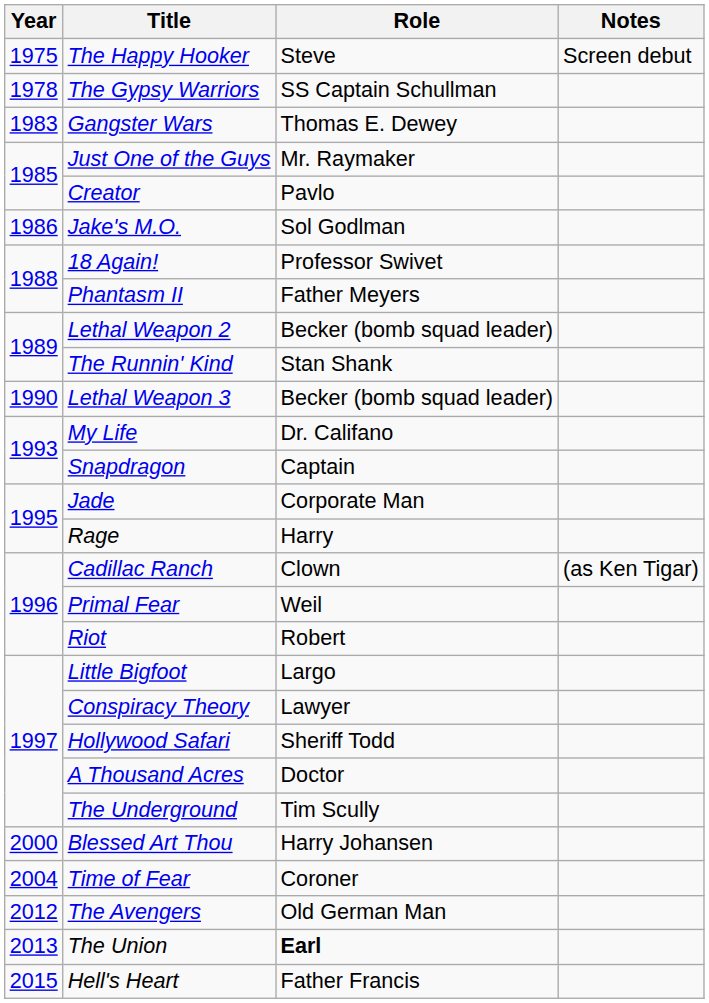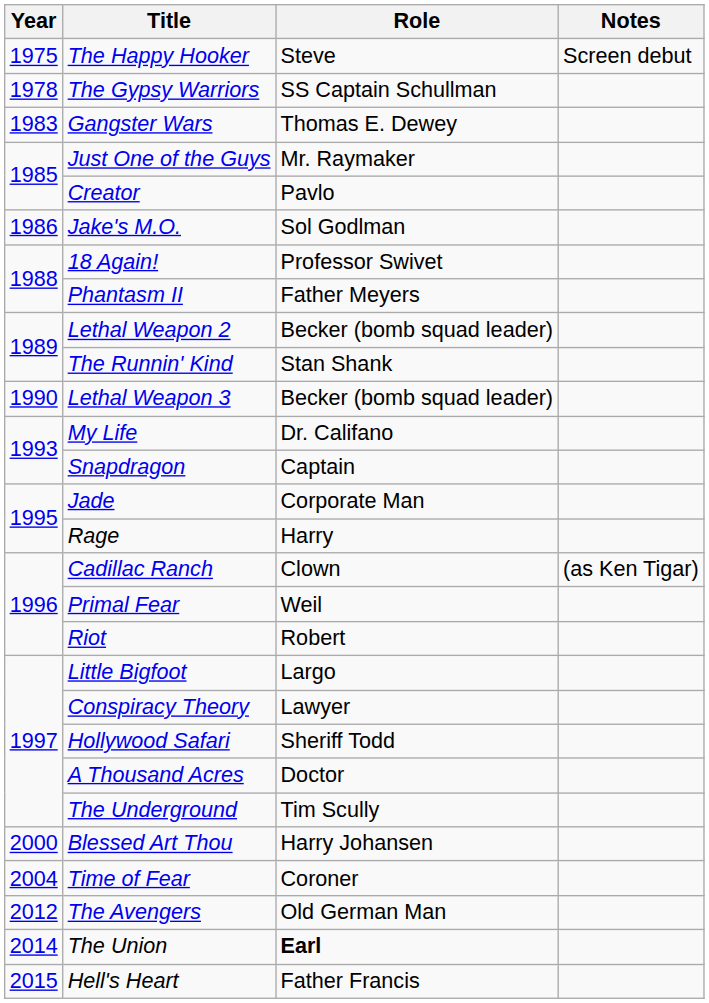(34, 946) 2013 -> (34, 946) 2014
